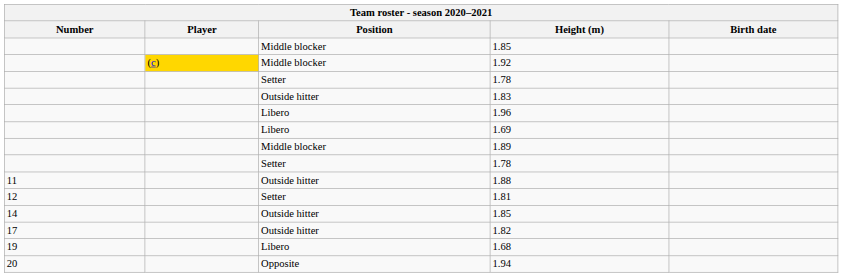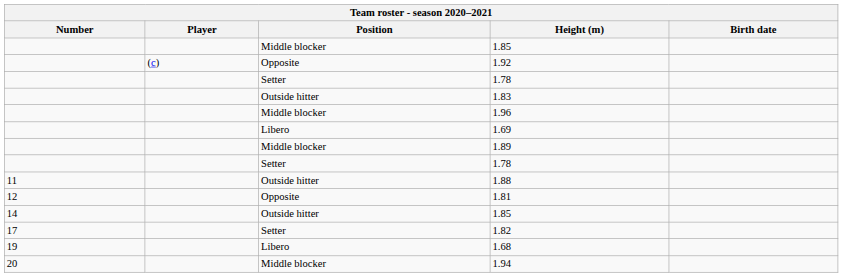(153, 63) gold background -> (153, 63) no background
(294, 63) Middle blocker -> (280, 63) Opposite
(275, 113) Libero -> (294, 113) Middle blocker
(273, 197) Setter -> (280, 197) Opposite
(290, 230) Outside hitter -> (273, 230) Setter
(280, 264) Opposite -> (294, 264) Middle blocker
